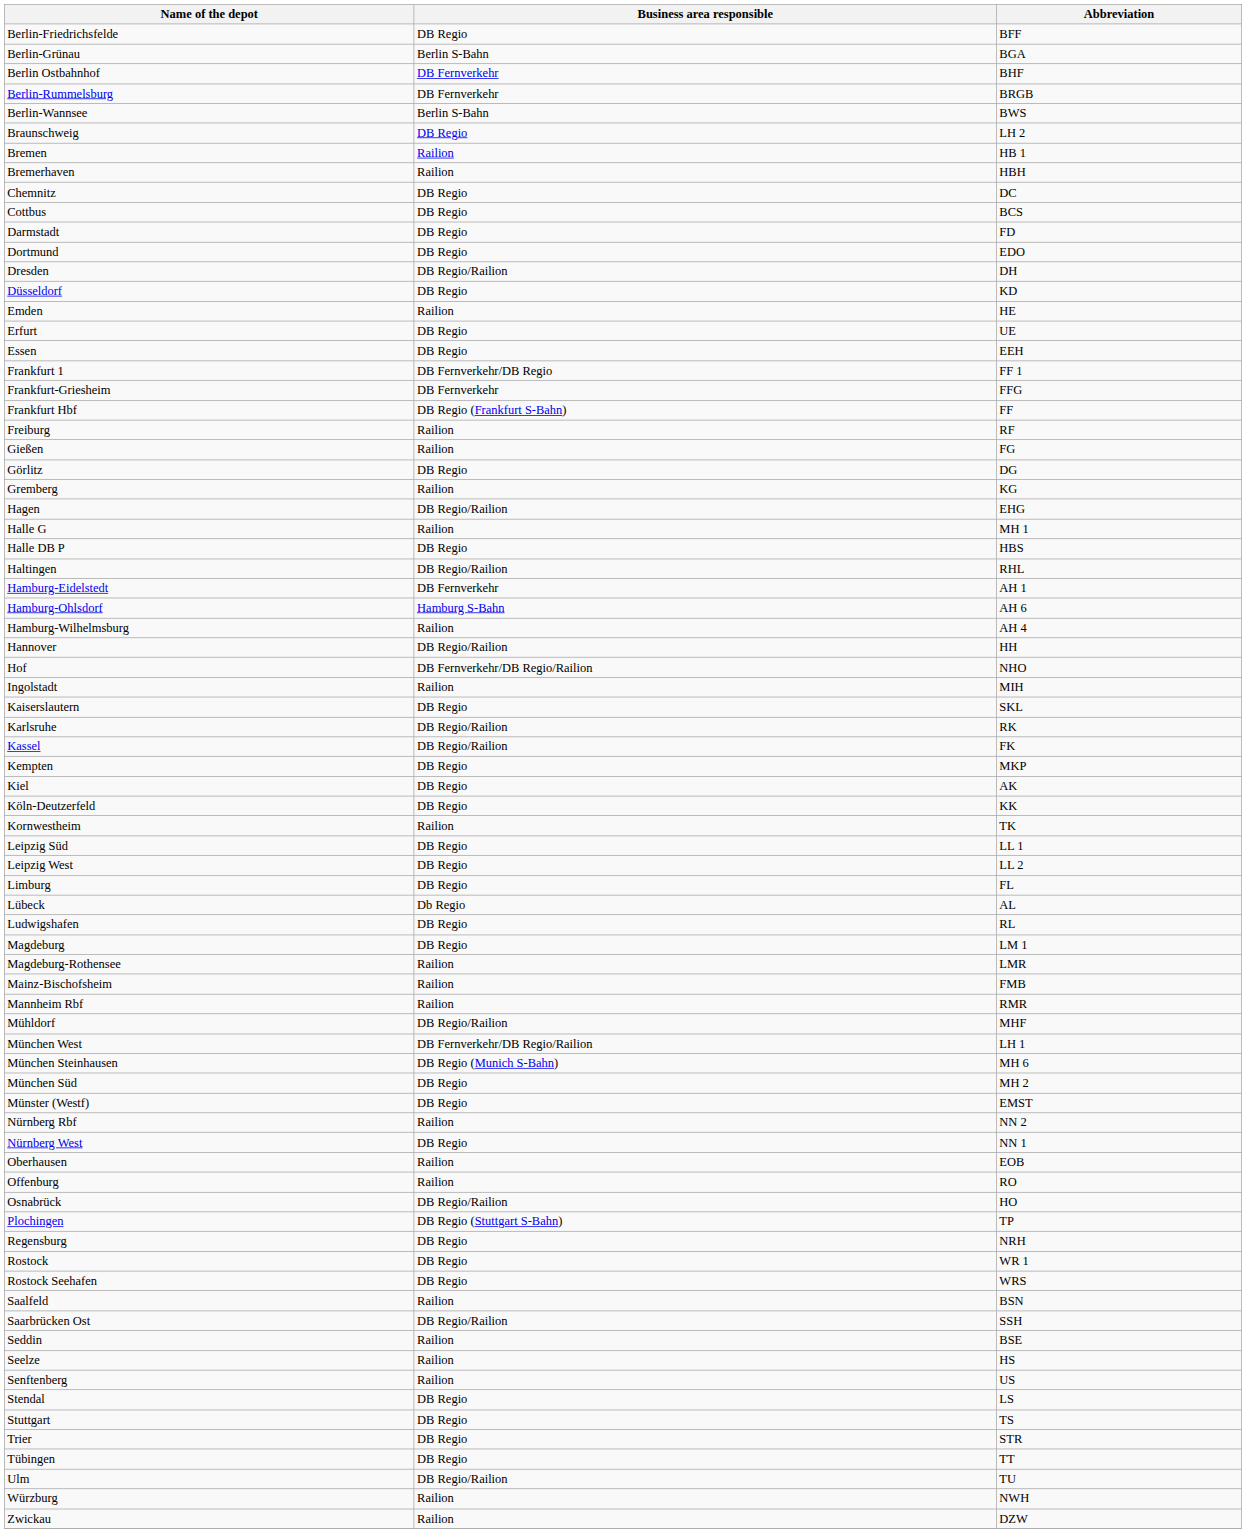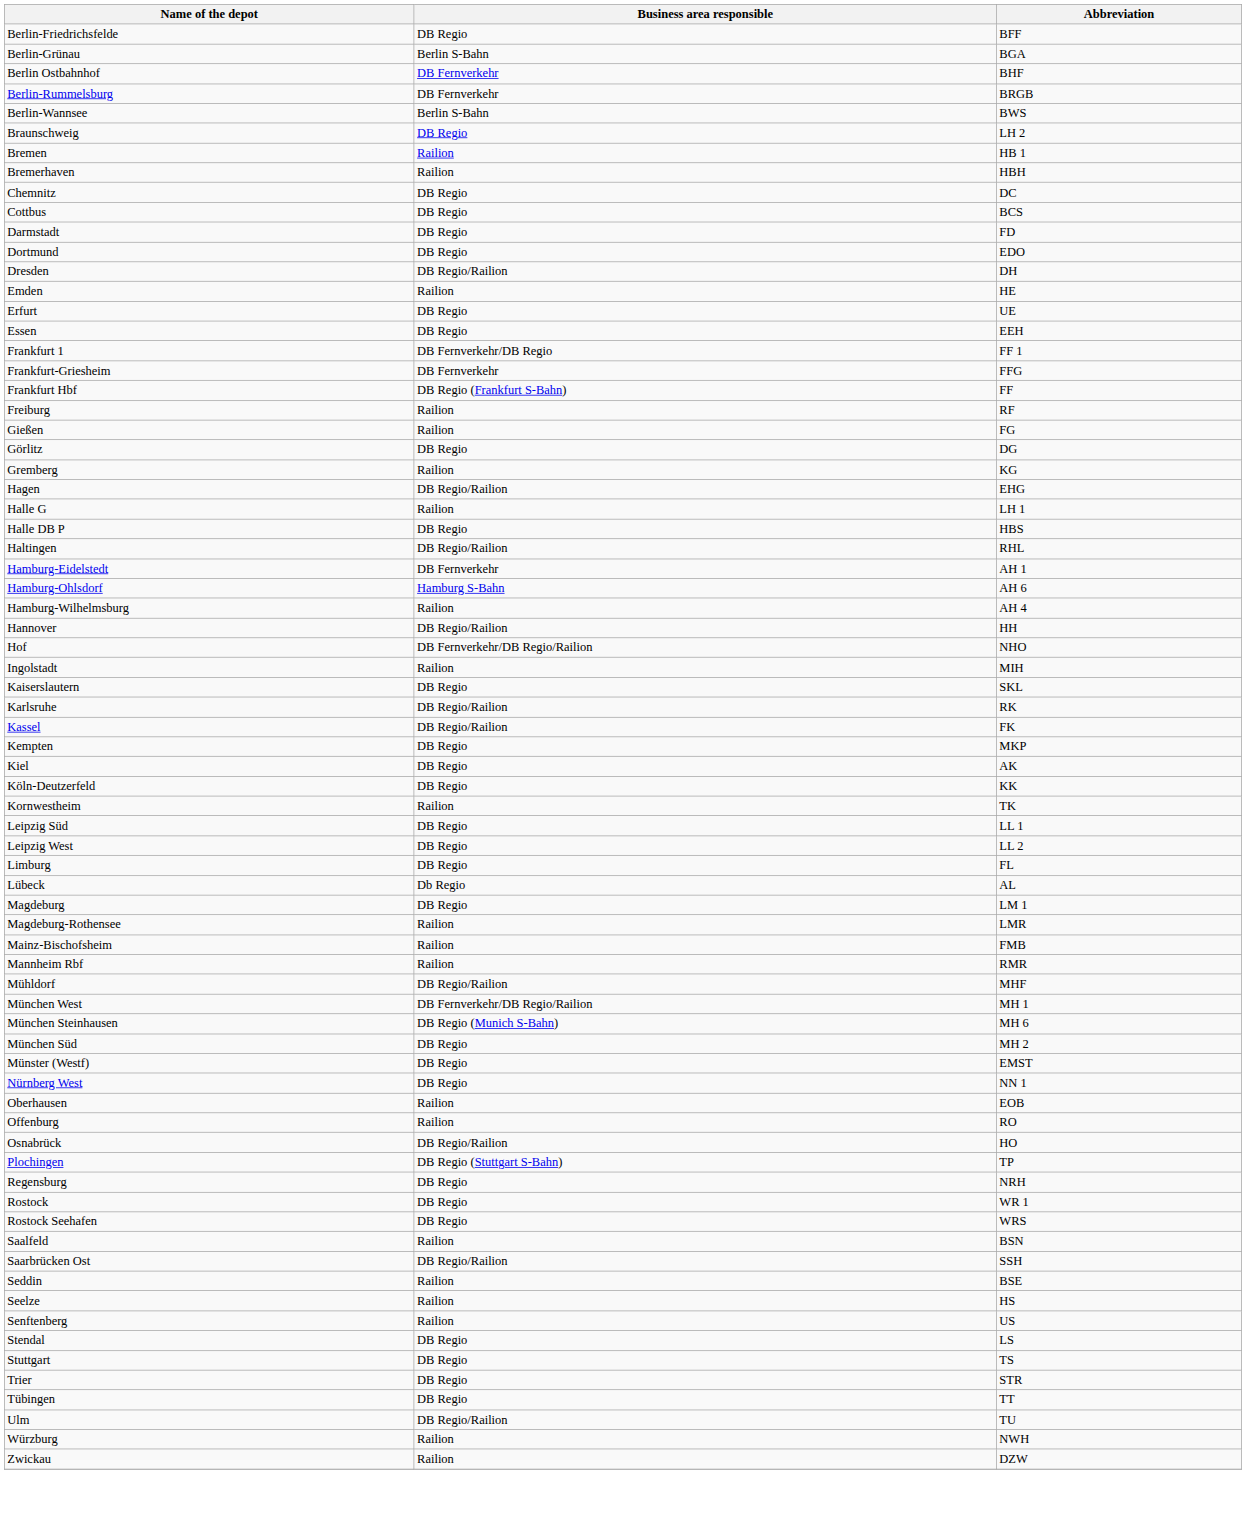- row: (35, 291)
(1014, 529) MH 1 -> (1012, 509) LH 1
- row: (43, 924)
(1012, 1043) LH 1 -> (1014, 1004) MH 1
- row: (42, 1122)
